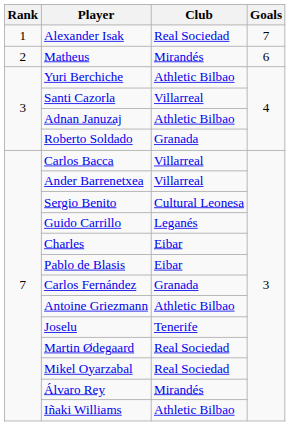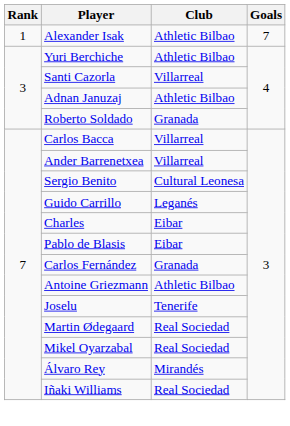(192, 35) Real Sociedad -> (194, 35) Athletic Bilbao
- row: (67, 56)
(194, 410) Athletic Bilbao -> (192, 389) Real Sociedad
